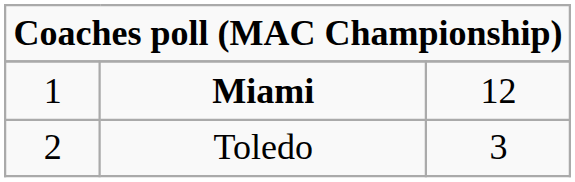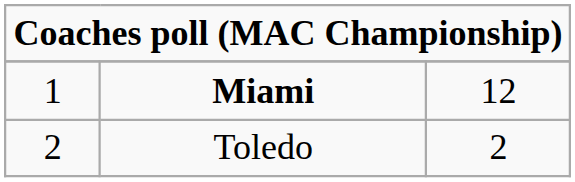(498, 147) 3 -> (498, 147) 2
